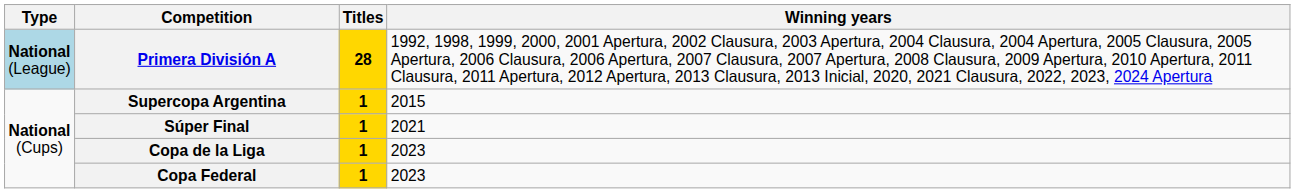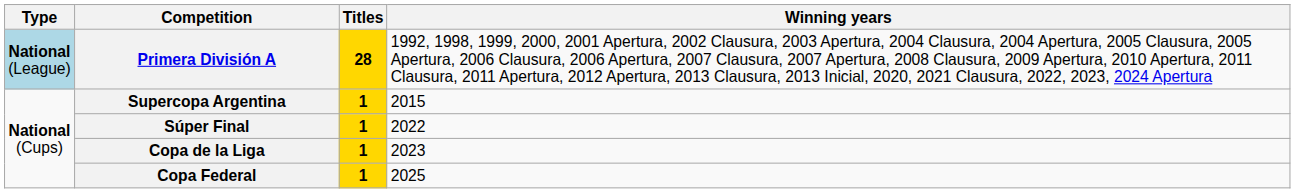(408, 126) 2021 -> (408, 126) 2022
(408, 176) 2023 -> (408, 176) 2025
